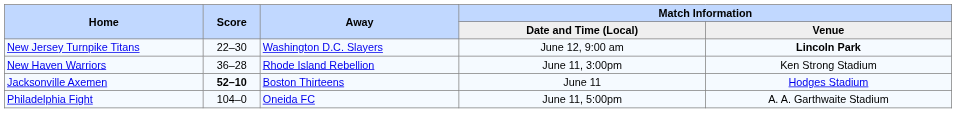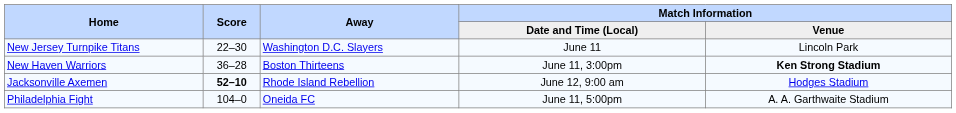(582, 48) June 12, 9:00 am -> (582, 48) June 11
(828, 48) bold -> (828, 48) normal
(319, 65) Rhode Island Rebellion -> (303, 65) Boston Thirteens
(828, 65) normal -> (828, 65) bold
(303, 82) Boston Thirteens -> (319, 82) Rhode Island Rebellion
(582, 82) June 11 -> (582, 82) June 12, 9:00 am
